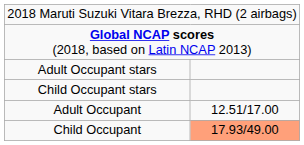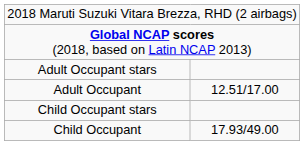rows swapped: (97, 110) <-> (97, 89)
(245, 130) lightsalmon background -> (245, 130) no background
